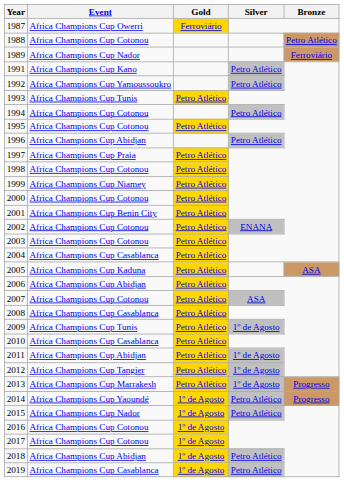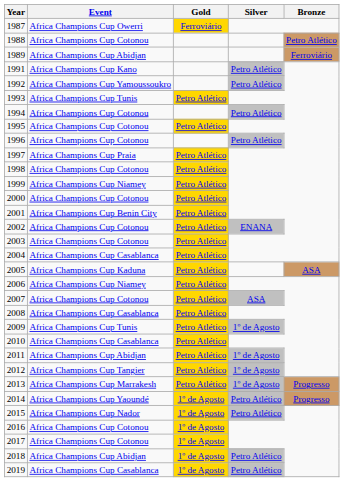(85, 55) Africa Champions Cup Nador -> (88, 55) Africa Champions Cup Abidjan
(88, 141) Africa Champions Cup Abidjan -> (89, 141) Africa Champions Cup Cotonou
(88, 284) Africa Champions Cup Abidjan -> (88, 284) Africa Champions Cup Niamey
